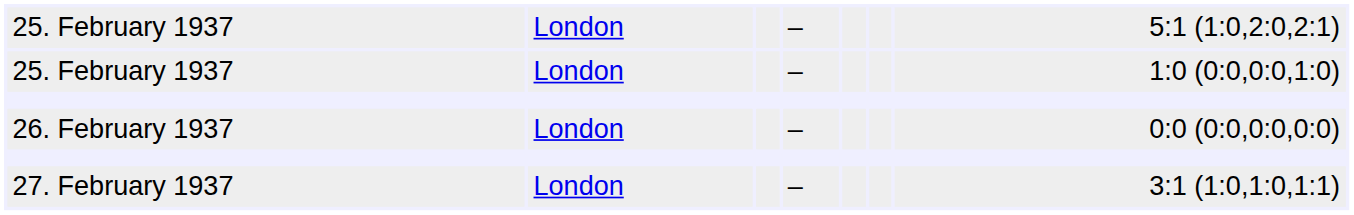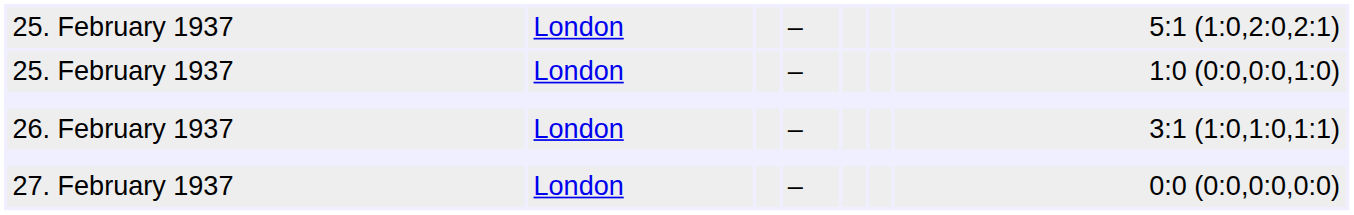(1245, 128) 0:0 (0:0,0:0,0:0) -> (1245, 128) 3:1 (1:0,1:0,1:1)
(1245, 186) 3:1 (1:0,1:0,1:1) -> (1245, 186) 0:0 (0:0,0:0,0:0)
